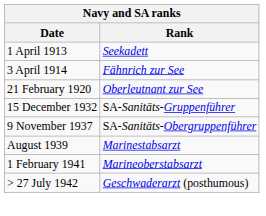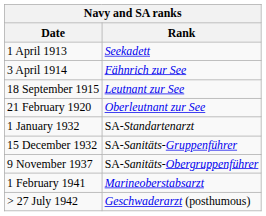+ row: (53, 88)
+ row: (43, 126)
- row: (38, 145)
